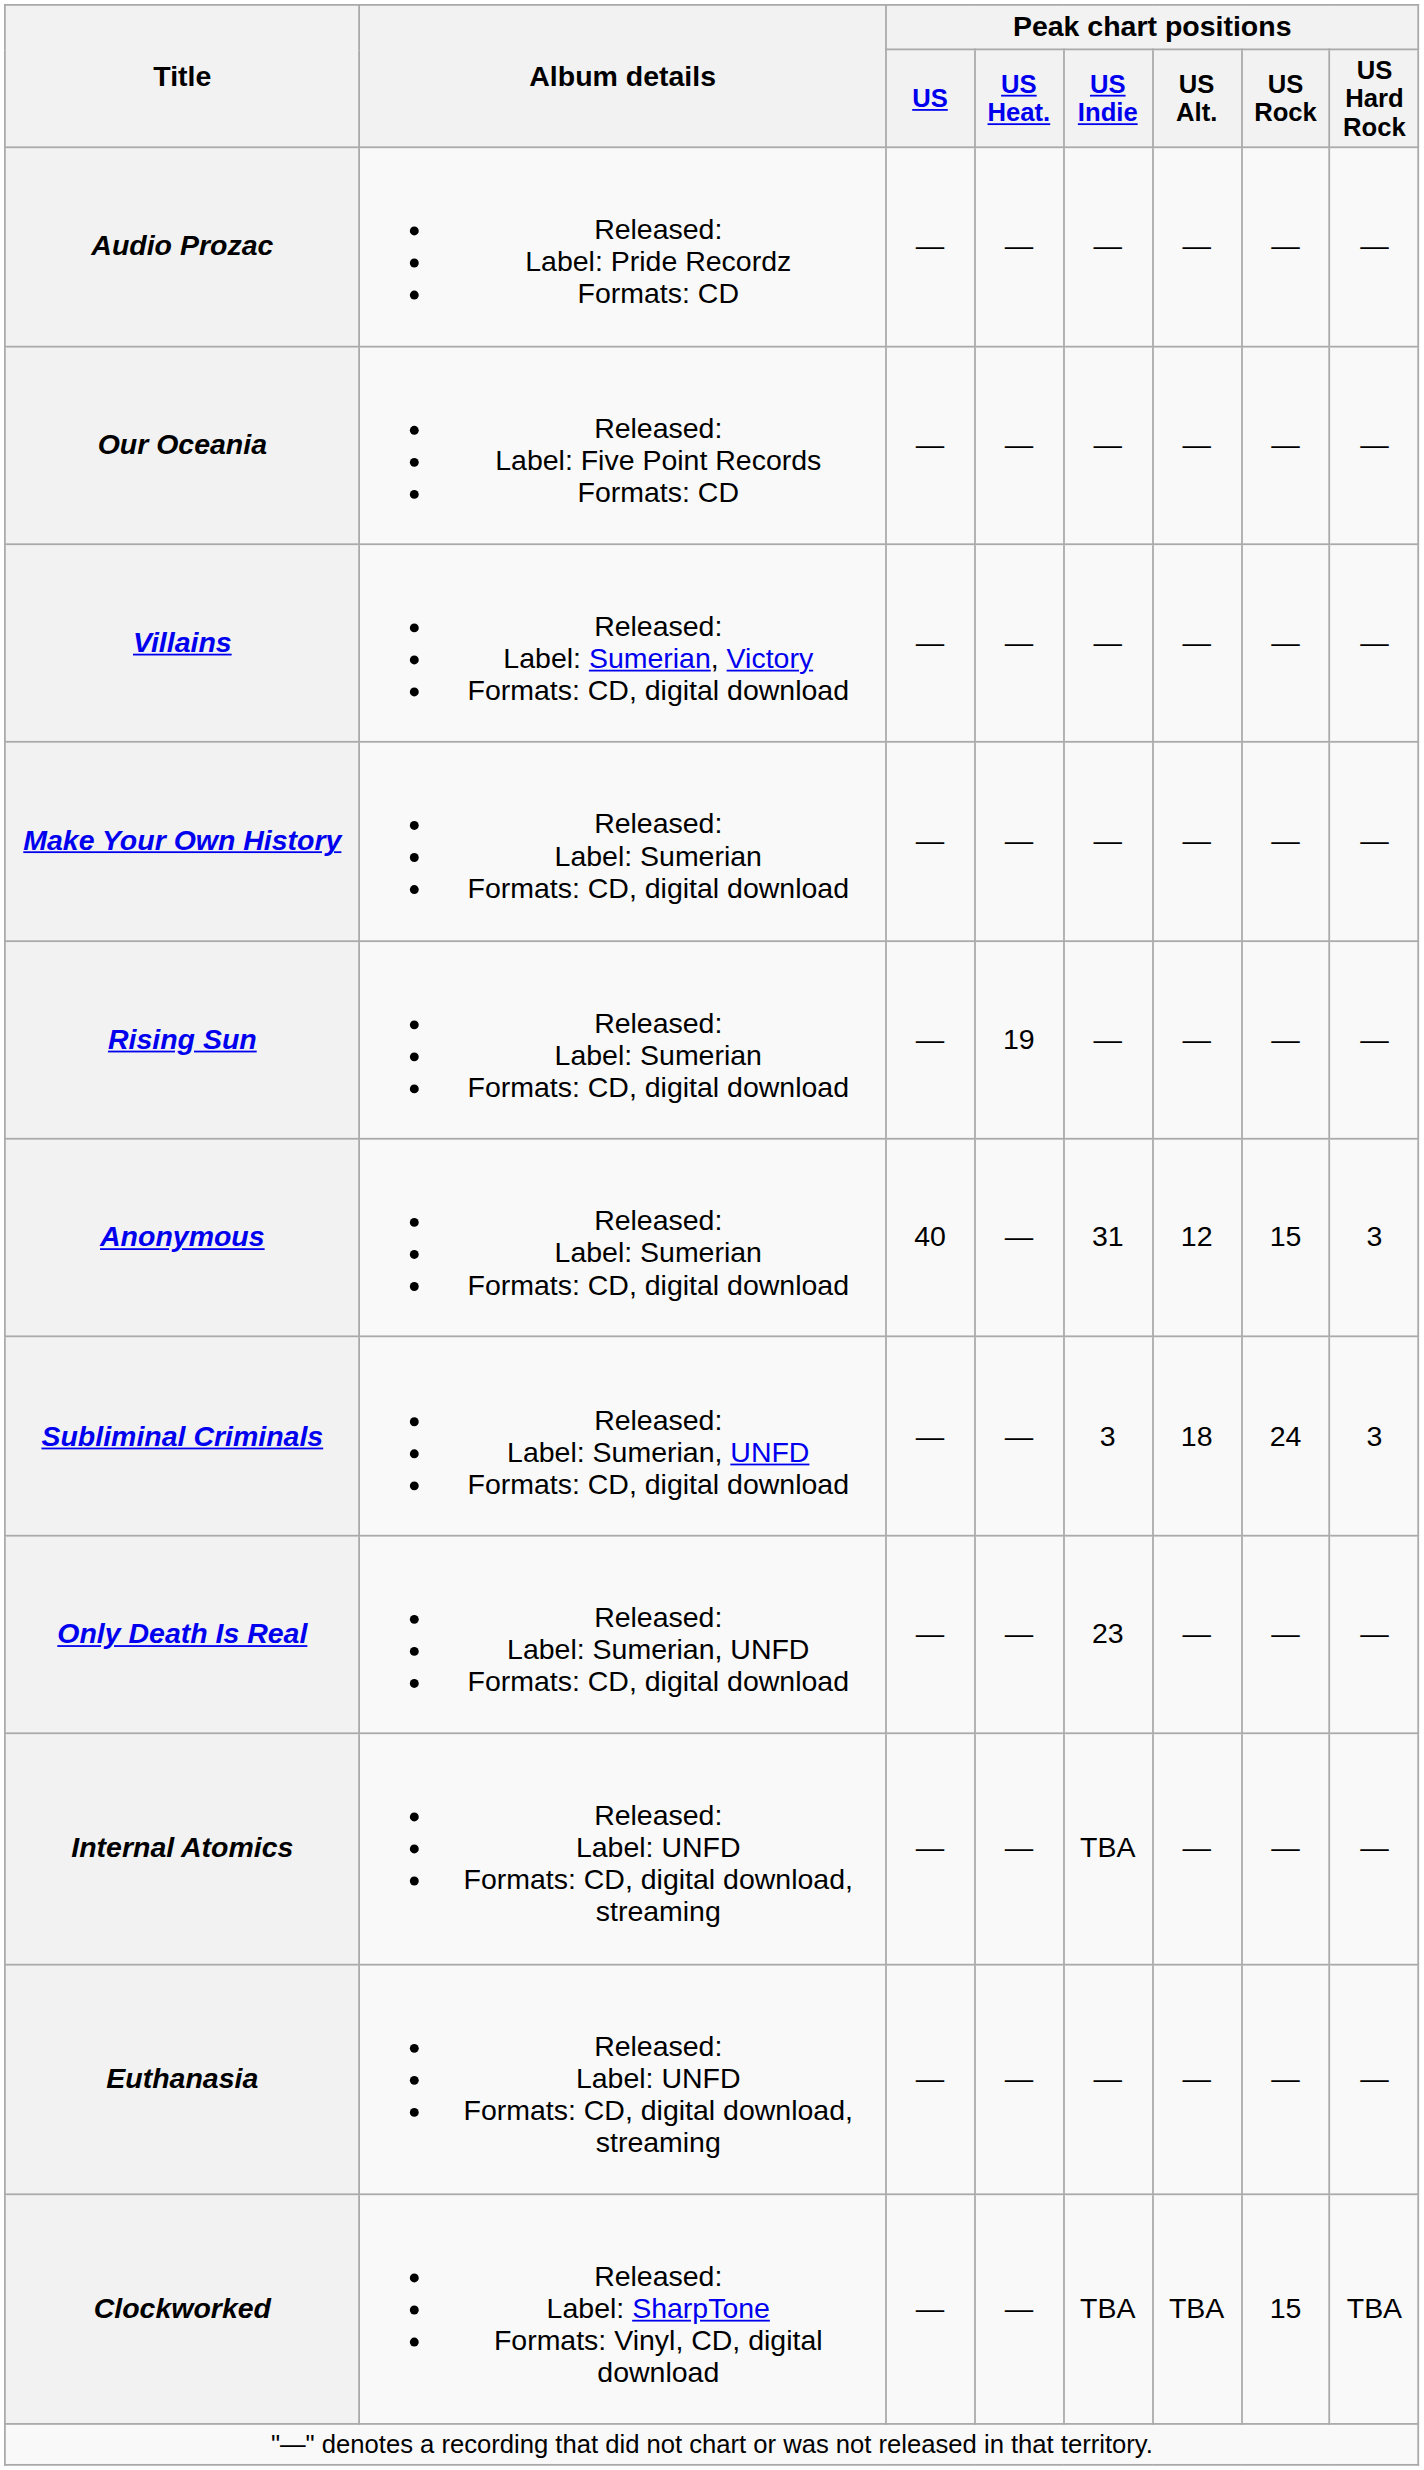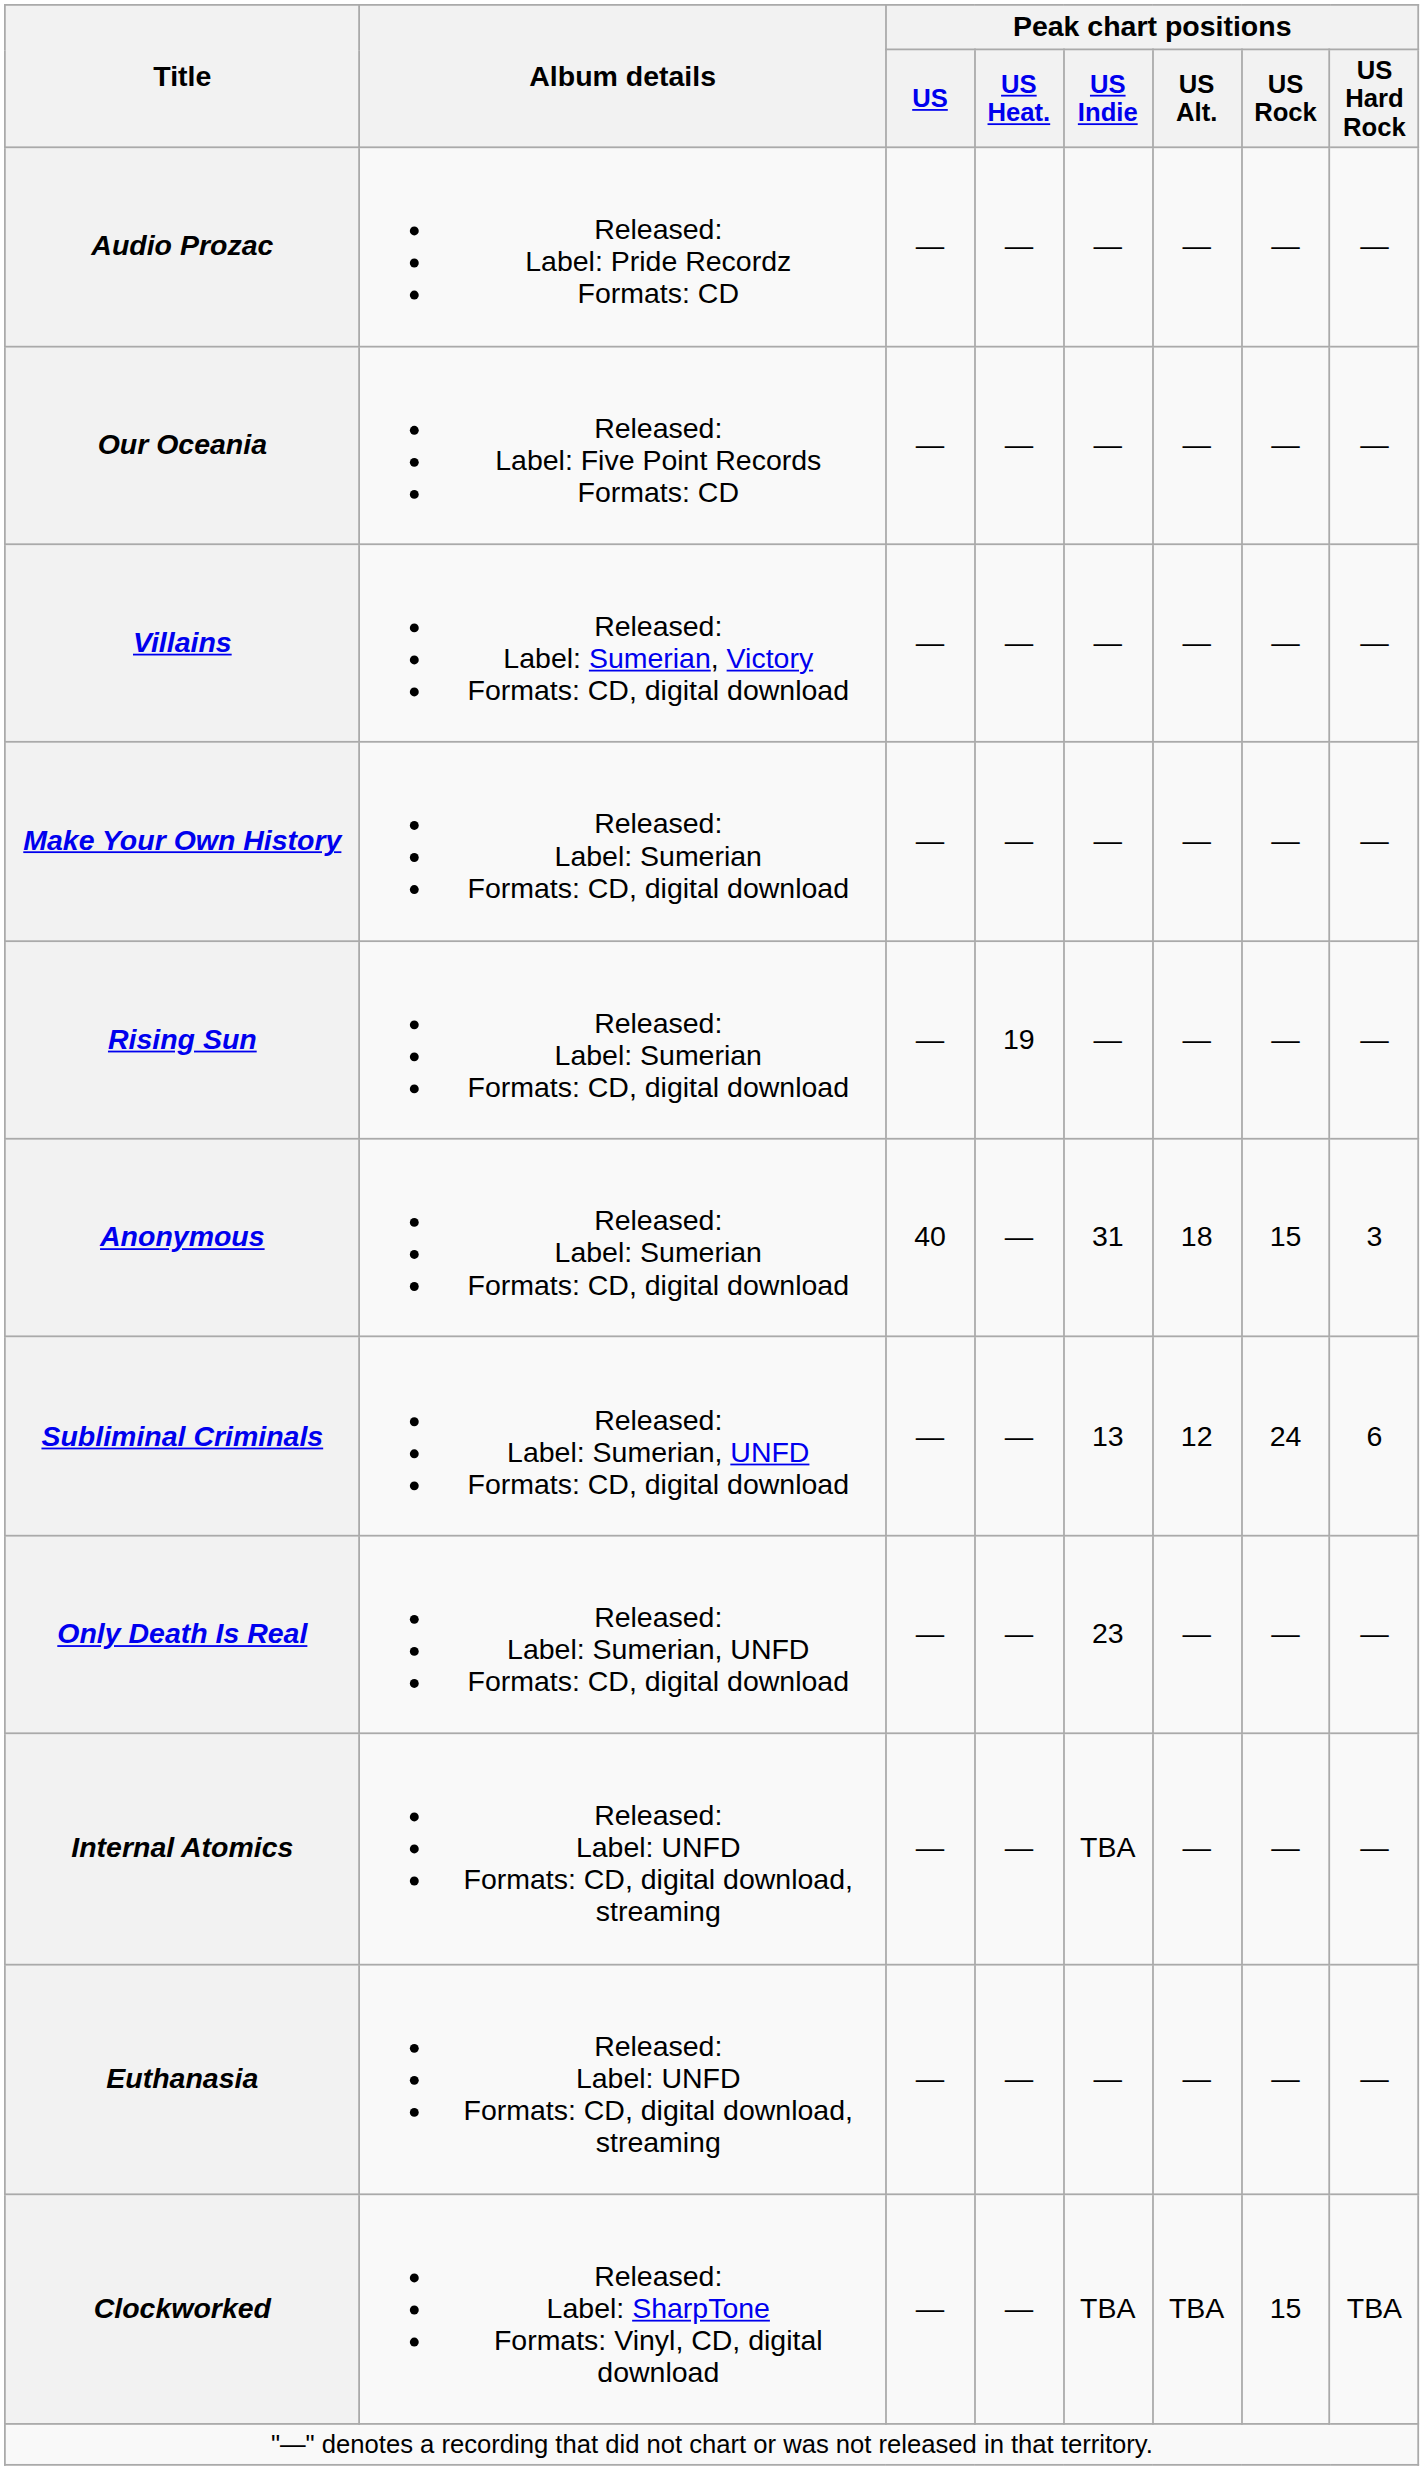(1197, 1237) 12 -> (1197, 1237) 18
(1108, 1435) 3 -> (1108, 1435) 13
(1197, 1435) 18 -> (1197, 1435) 12
(1374, 1435) 3 -> (1374, 1435) 6
